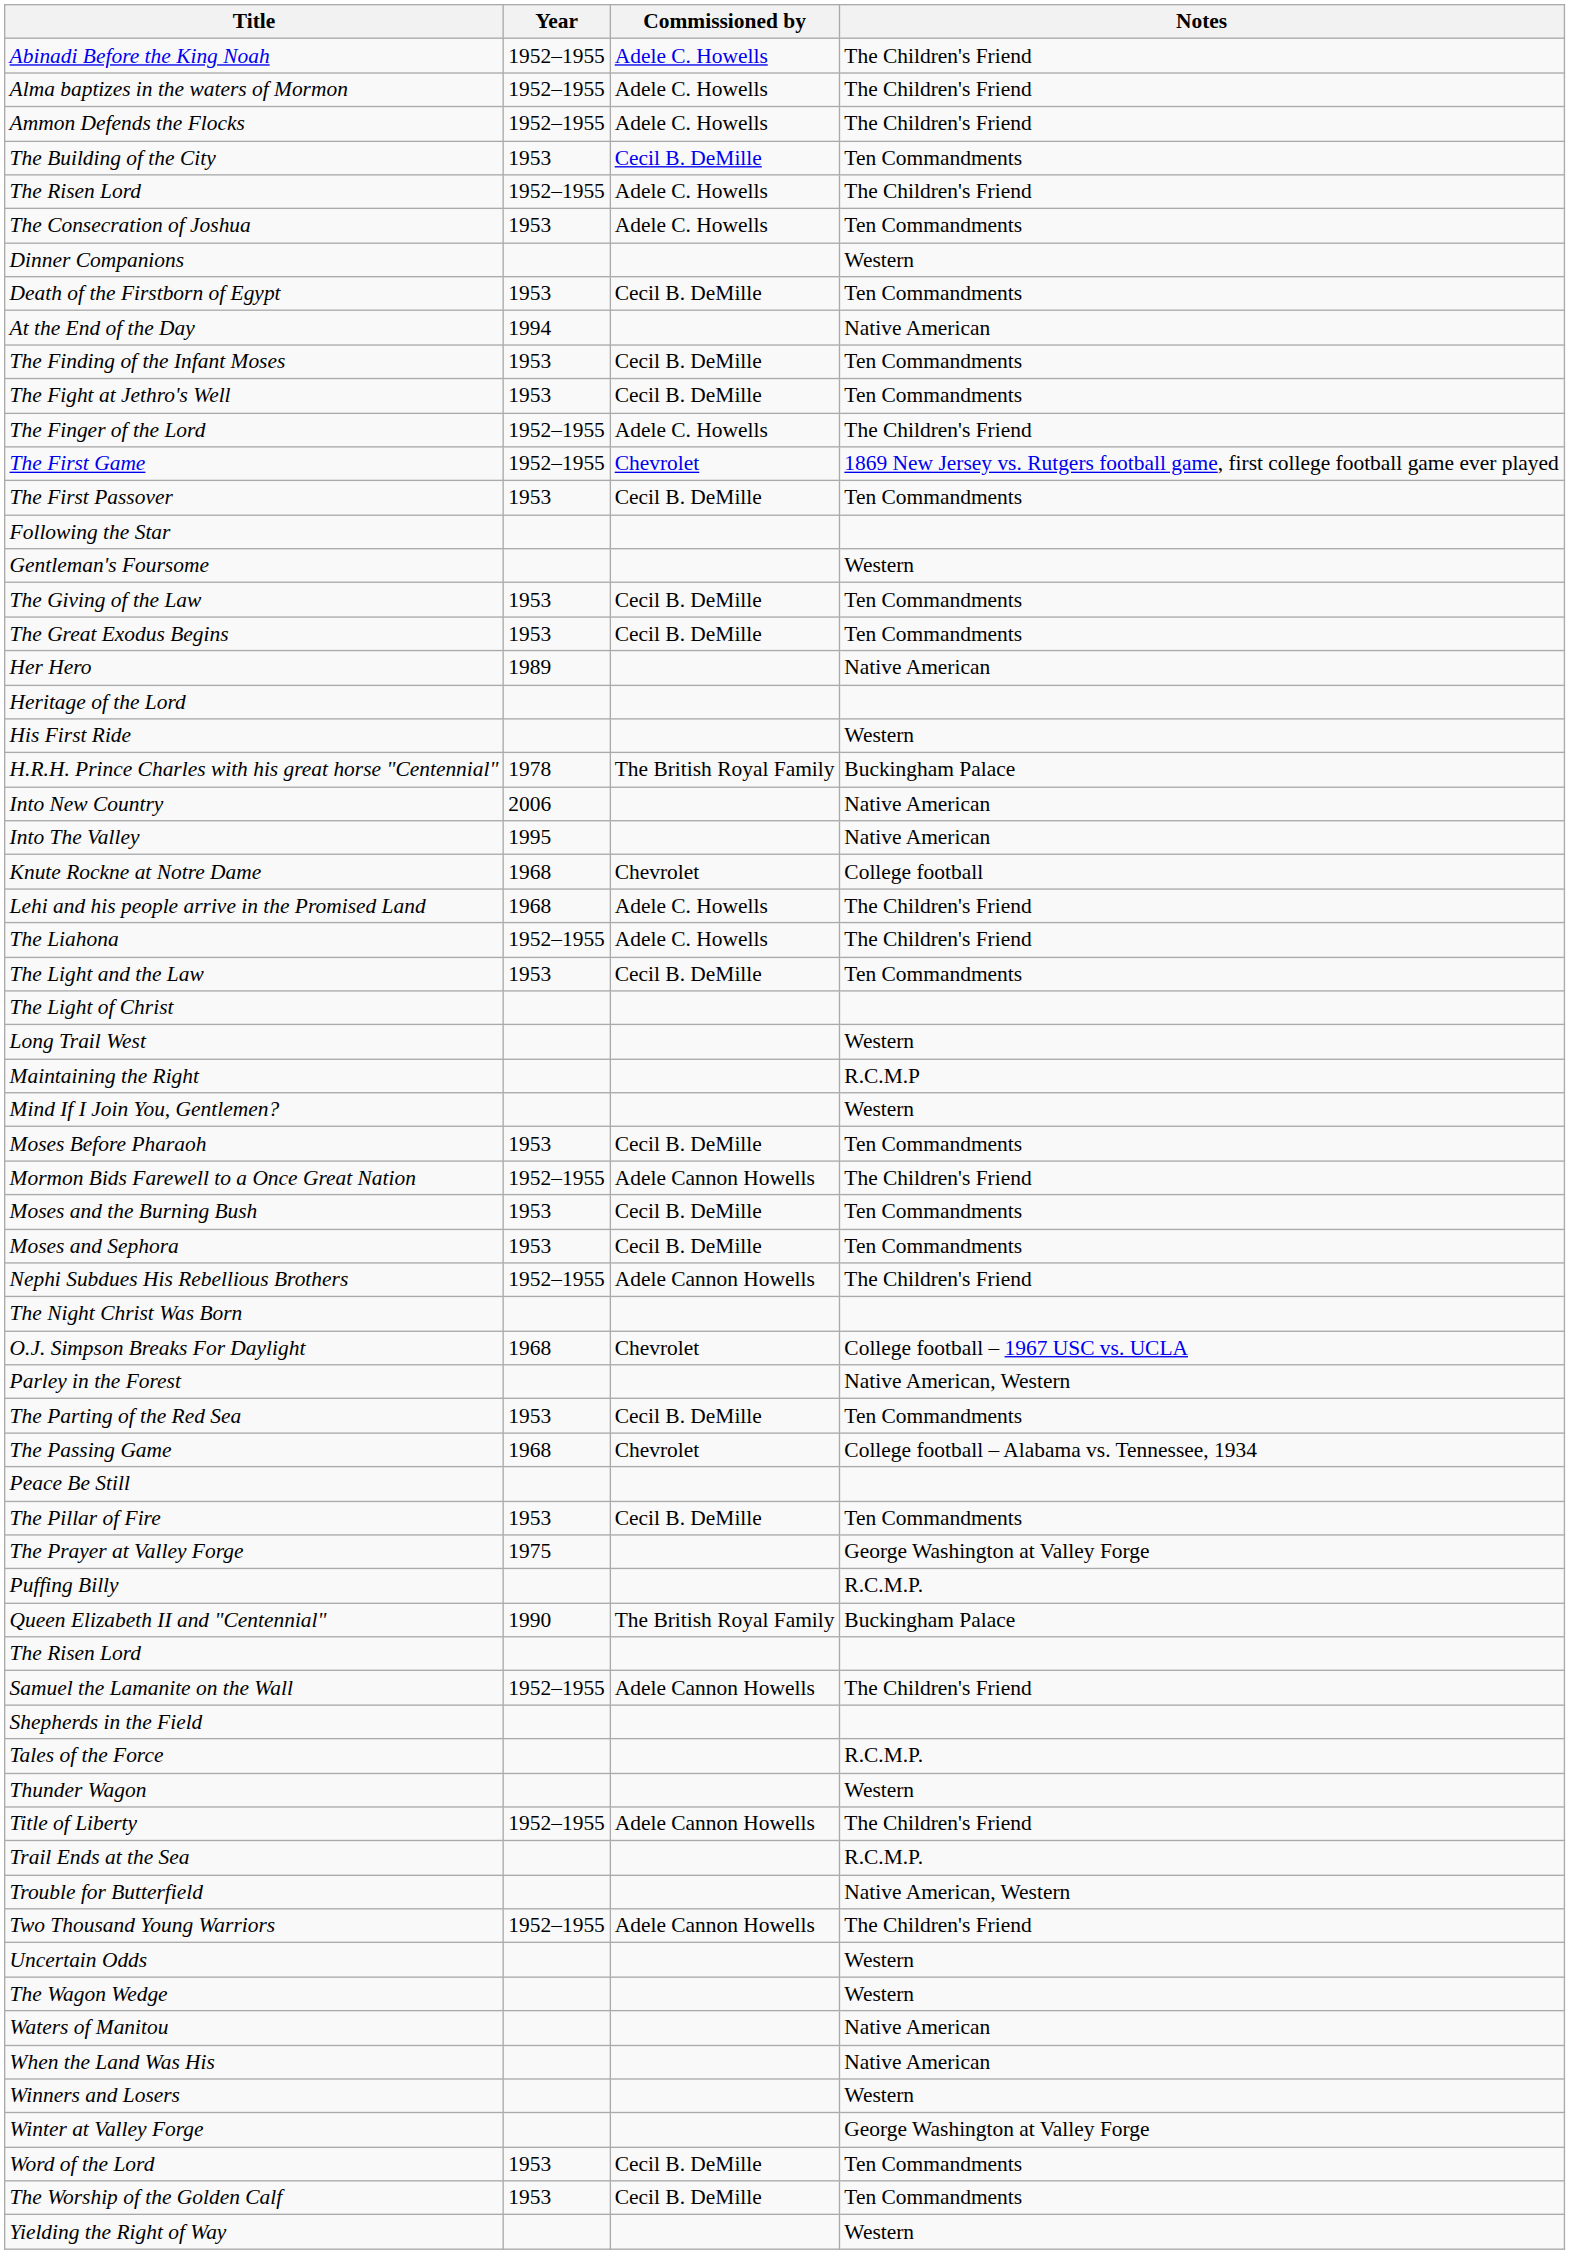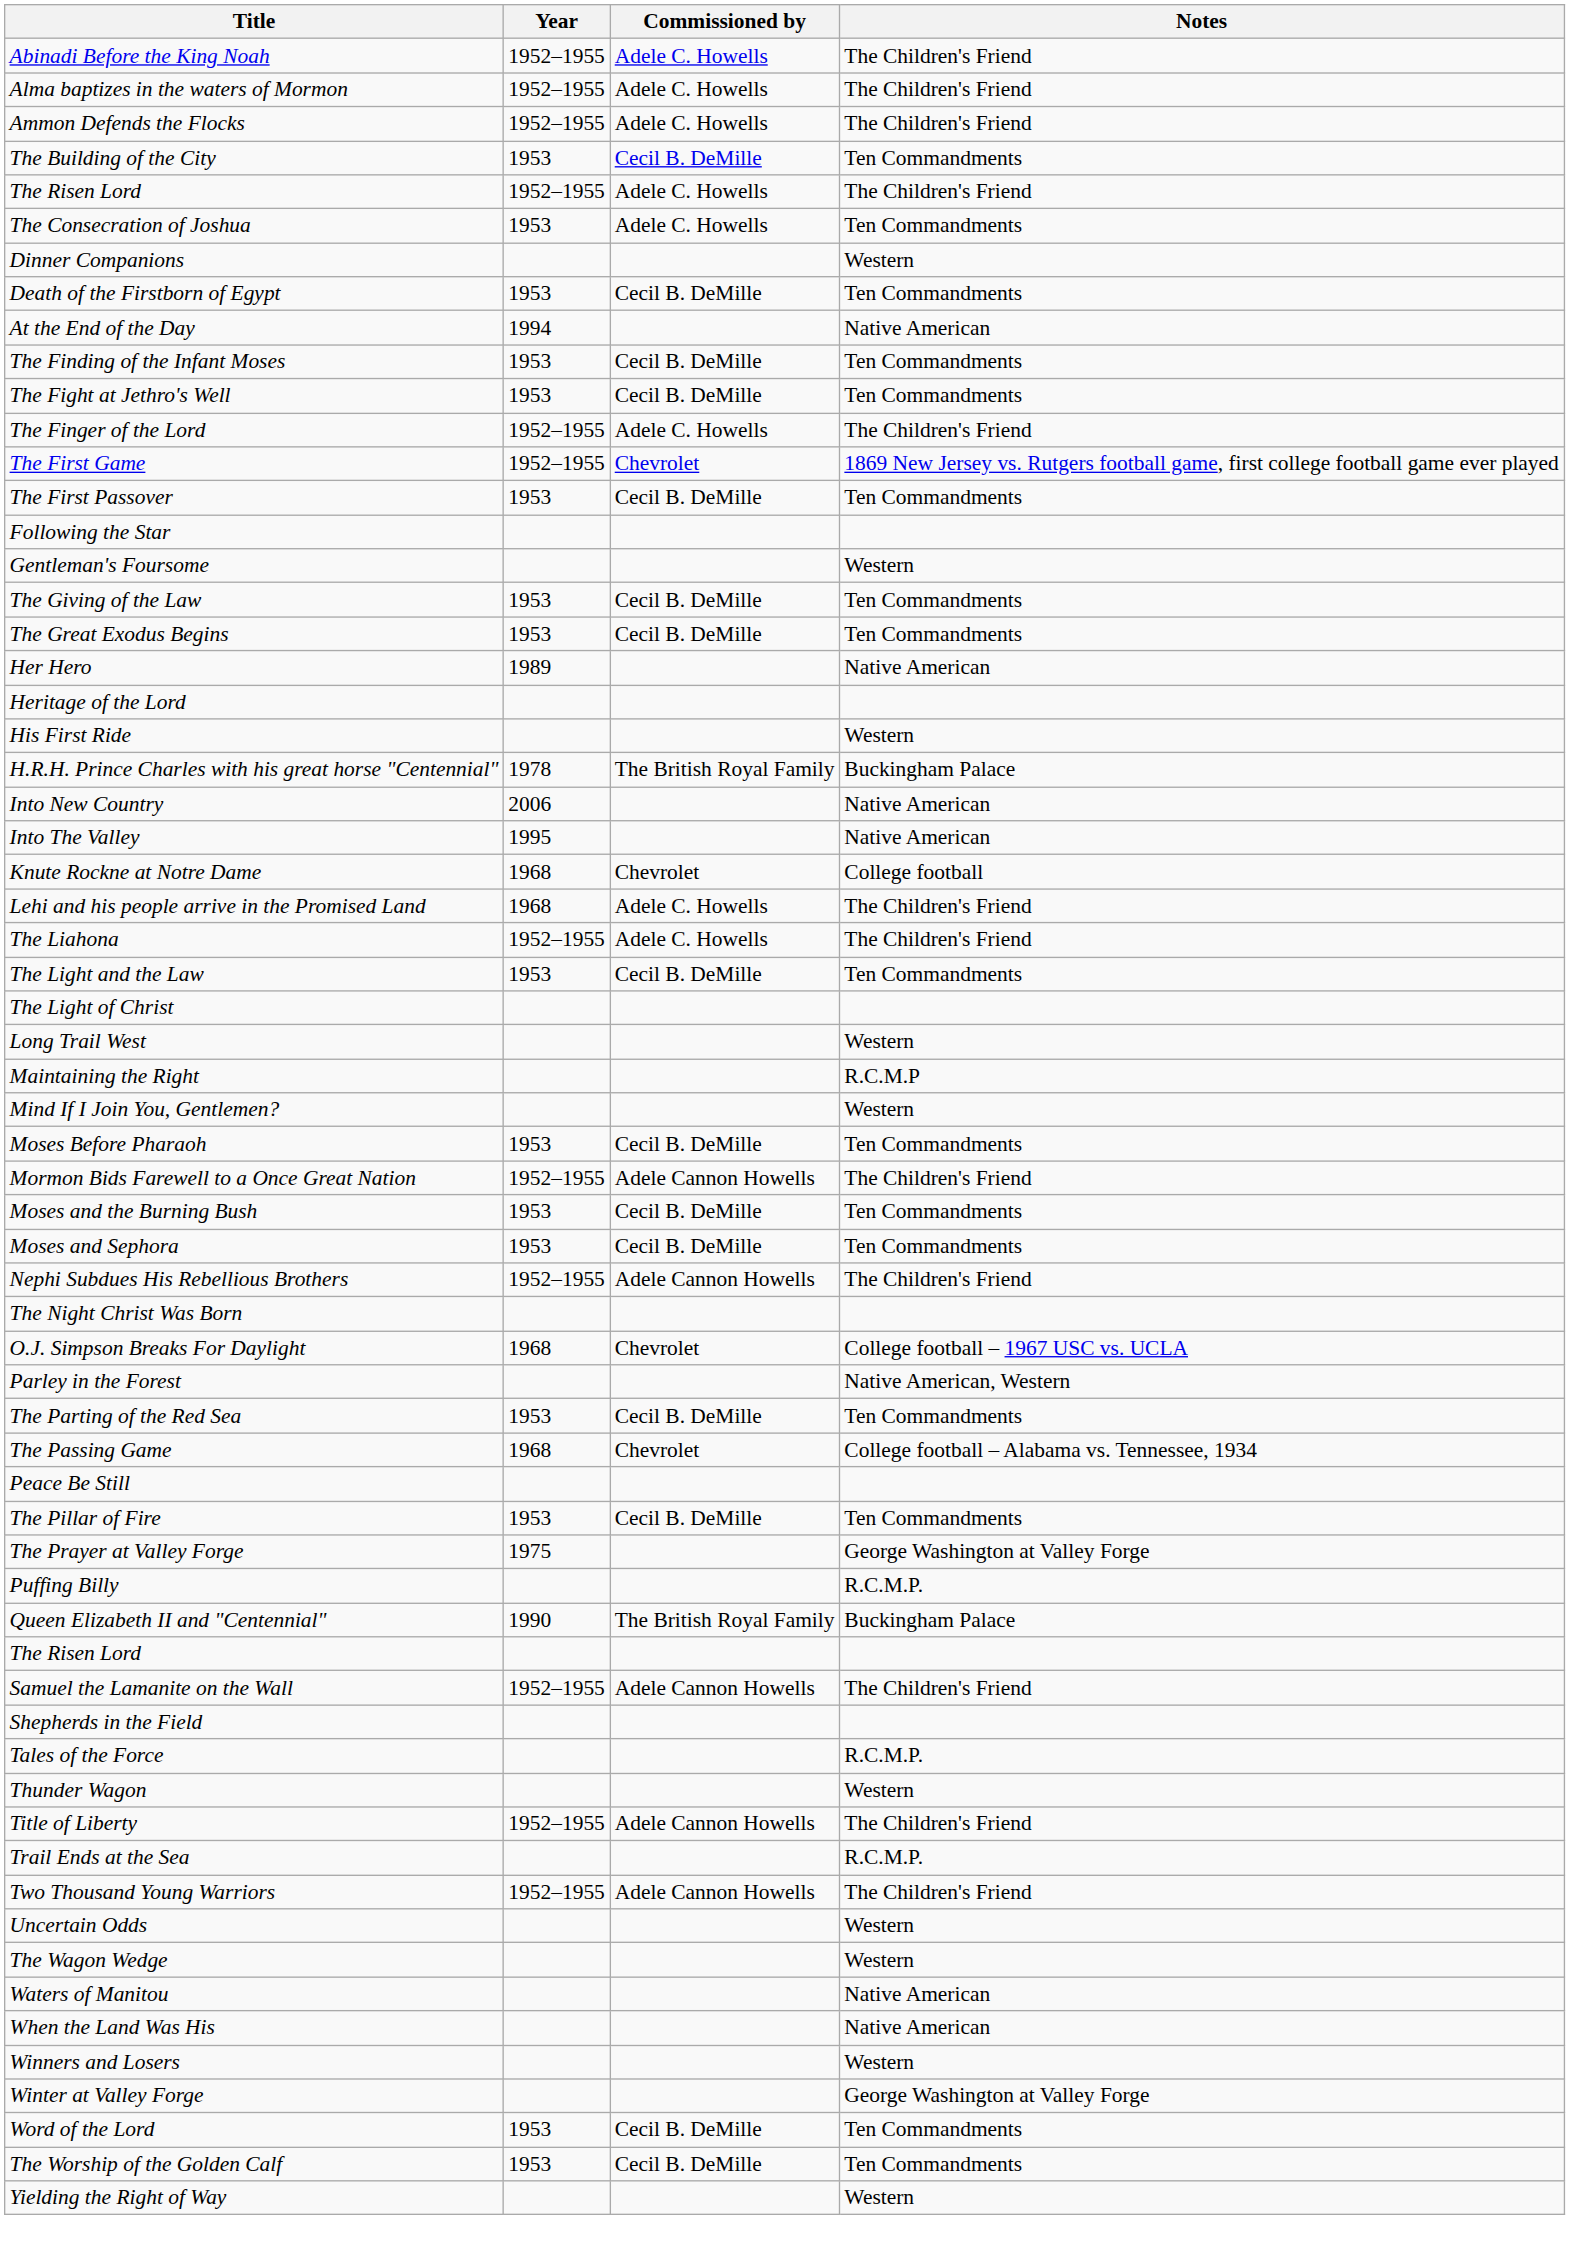- row: (106, 1891)
